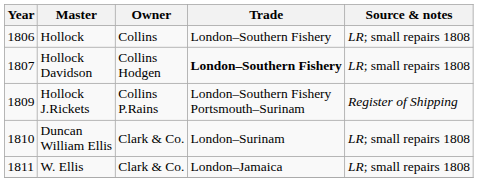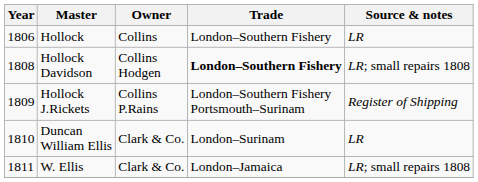(409, 36) LR; small repairs 1808 -> (356, 36) LR
(21, 65) 1807 -> (21, 65) 1808
(409, 138) LR; small repairs 1808 -> (356, 138) LR
